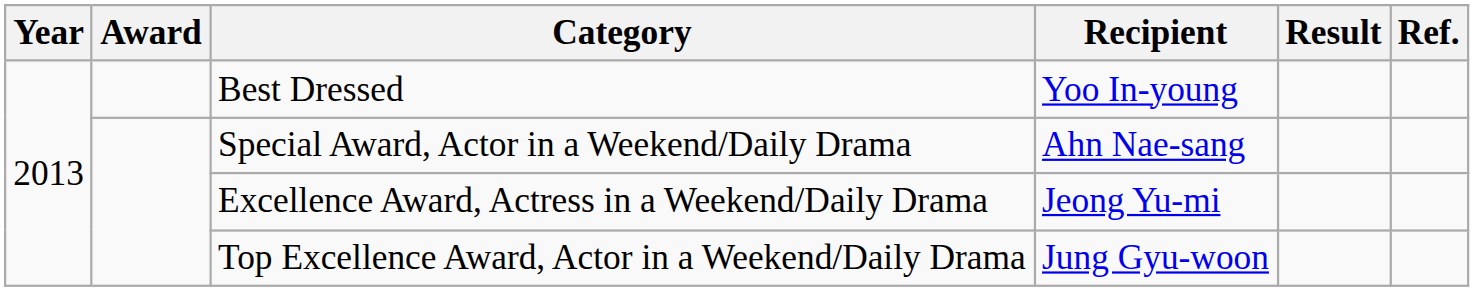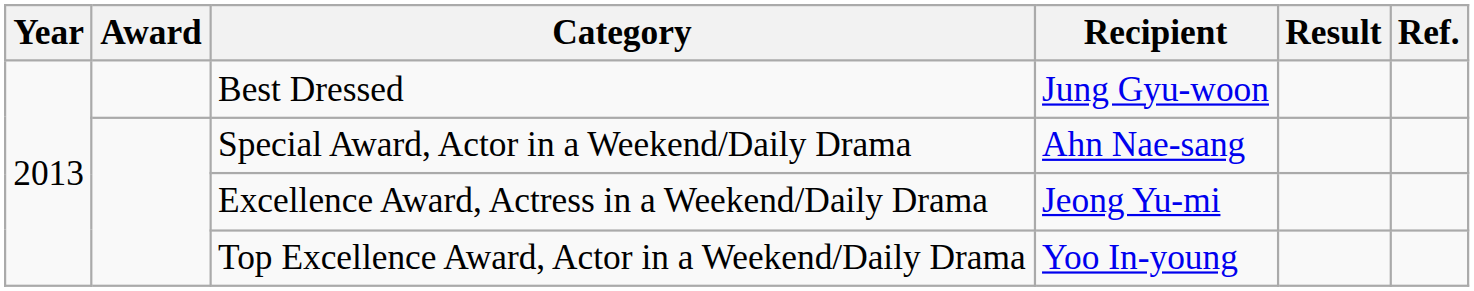(1140, 88) Yoo In-young -> (1155, 88) Jung Gyu-woon
(1155, 256) Jung Gyu-woon -> (1140, 256) Yoo In-young
